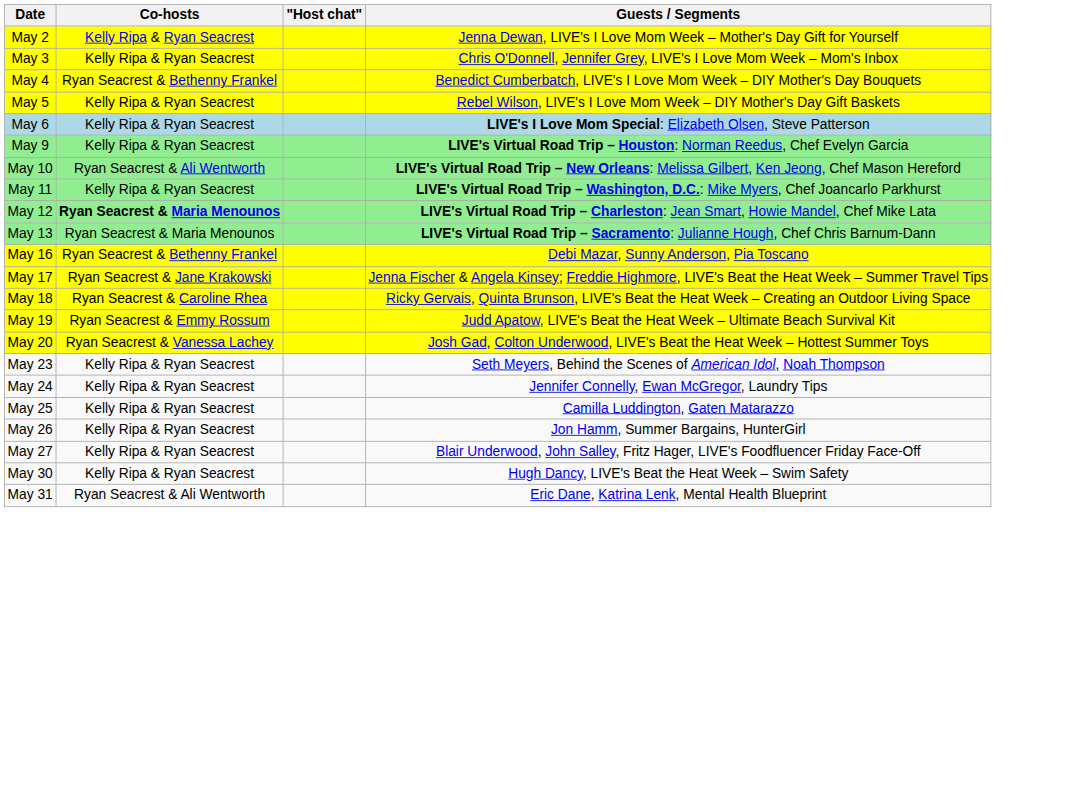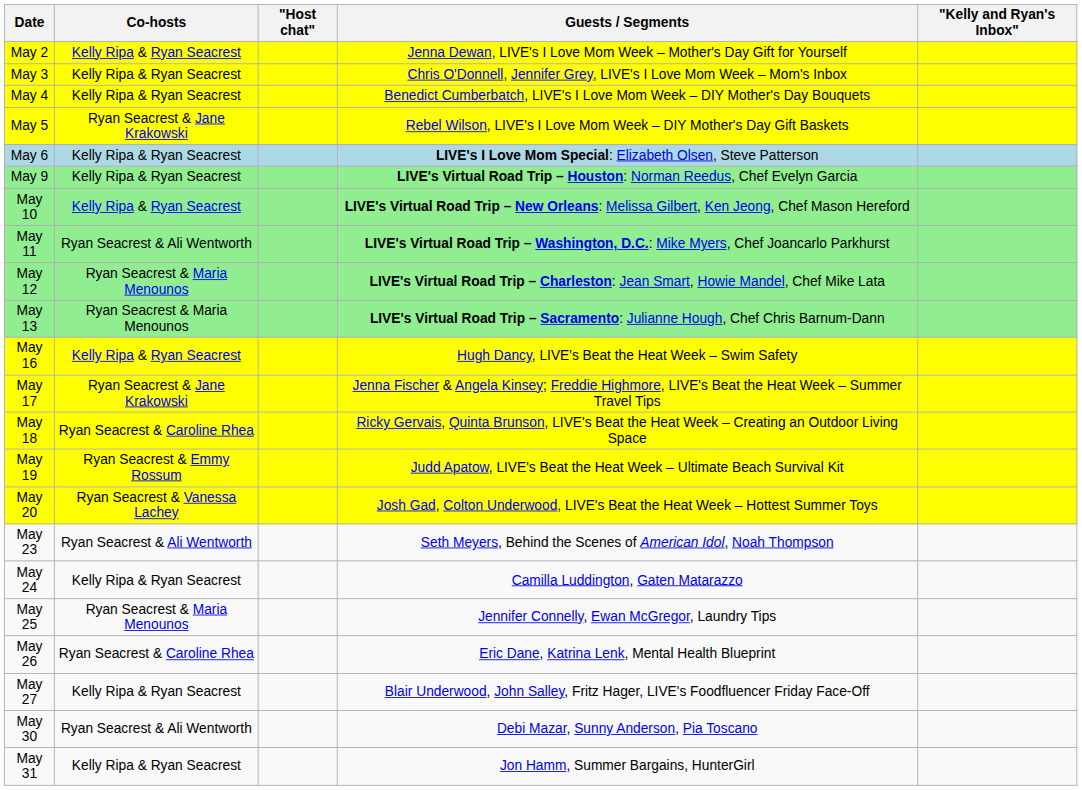+ column: (997, 23)
(170, 80) Ryan Seacrest & Bethenny Frankel -> (156, 96) Kelly Ripa & Ryan Seacrest
(170, 102) Kelly Ripa & Ryan Seacrest -> (156, 125) Ryan Seacrest & Jane Krakowski
(170, 168) Ryan Seacrest & Ali Wentworth -> (156, 206) Kelly Ripa & Ryan Seacrest
(170, 189) Kelly Ripa & Ryan Seacrest -> (156, 244) Ryan Seacrest & Ali Wentworth
(170, 211) bold -> (156, 281) normal
(170, 255) Ryan Seacrest & Bethenny Frankel -> (156, 356) Kelly Ripa & Ryan Seacrest
(678, 255) Debi Mazar, Sunny Anderson, Pia Toscano -> (627, 356) Hugh Dancy, LIVE's Beat the Heat Week – Swim Safety
(170, 364) Kelly Ripa & Ryan Seacrest -> (156, 542) Ryan Seacrest & Ali Wentworth
(678, 386) Jennifer Connelly, Ewan McGregor, Laundry Tips -> (627, 579) Camilla Luddington, Gaten Matarazzo
(170, 408) Kelly Ripa & Ryan Seacrest -> (156, 617) Ryan Seacrest & Maria Menounos
(678, 408) Camilla Luddington, Gaten Matarazzo -> (627, 617) Jennifer Connelly, Ewan McGregor, Laundry Tips
(170, 430) Kelly Ripa & Ryan Seacrest -> (156, 654) Ryan Seacrest & Caroline Rhea
(678, 430) Jon Hamm, Summer Bargains, HunterGirl -> (627, 654) Eric Dane, Katrina Lenk, Mental Health Blueprint
(170, 473) Kelly Ripa & Ryan Seacrest -> (156, 729) Ryan Seacrest & Ali Wentworth
(678, 473) Hugh Dancy, LIVE's Beat the Heat Week – Swim Safety -> (627, 729) Debi Mazar, Sunny Anderson, Pia Toscano
(170, 495) Ryan Seacrest & Ali Wentworth -> (156, 766) Kelly Ripa & Ryan Seacrest
(678, 495) Eric Dane, Katrina Lenk, Mental Health Blueprint -> (627, 766) Jon Hamm, Summer Bargains, HunterGirl
